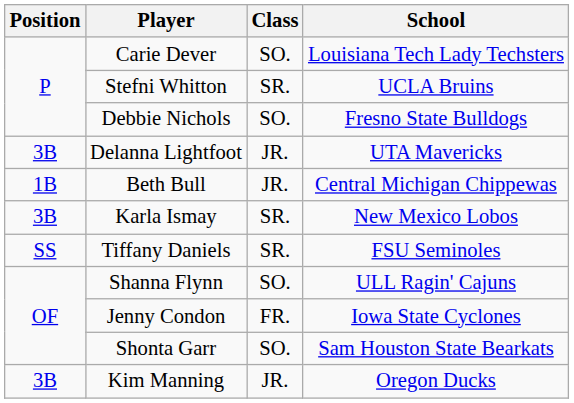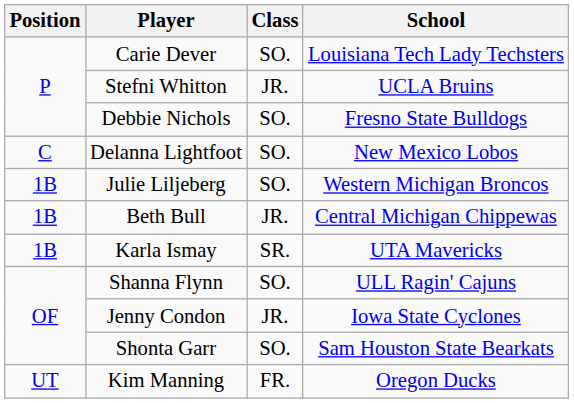(275, 86) SR. -> (275, 86) JR.
(45, 151) 3B -> (45, 151) C
(275, 151) JR. -> (275, 151) SO.
(436, 151) UTA Mavericks -> (436, 151) New Mexico Lobos
+ row: (166, 184)
(45, 217) 3B -> (45, 250) 1B
(436, 217) New Mexico Lobos -> (436, 250) UTA Mavericks
- row: (166, 250)
(275, 315) FR. -> (275, 315) JR.
(45, 380) 3B -> (45, 380) UT
(275, 380) JR. -> (275, 380) FR.
